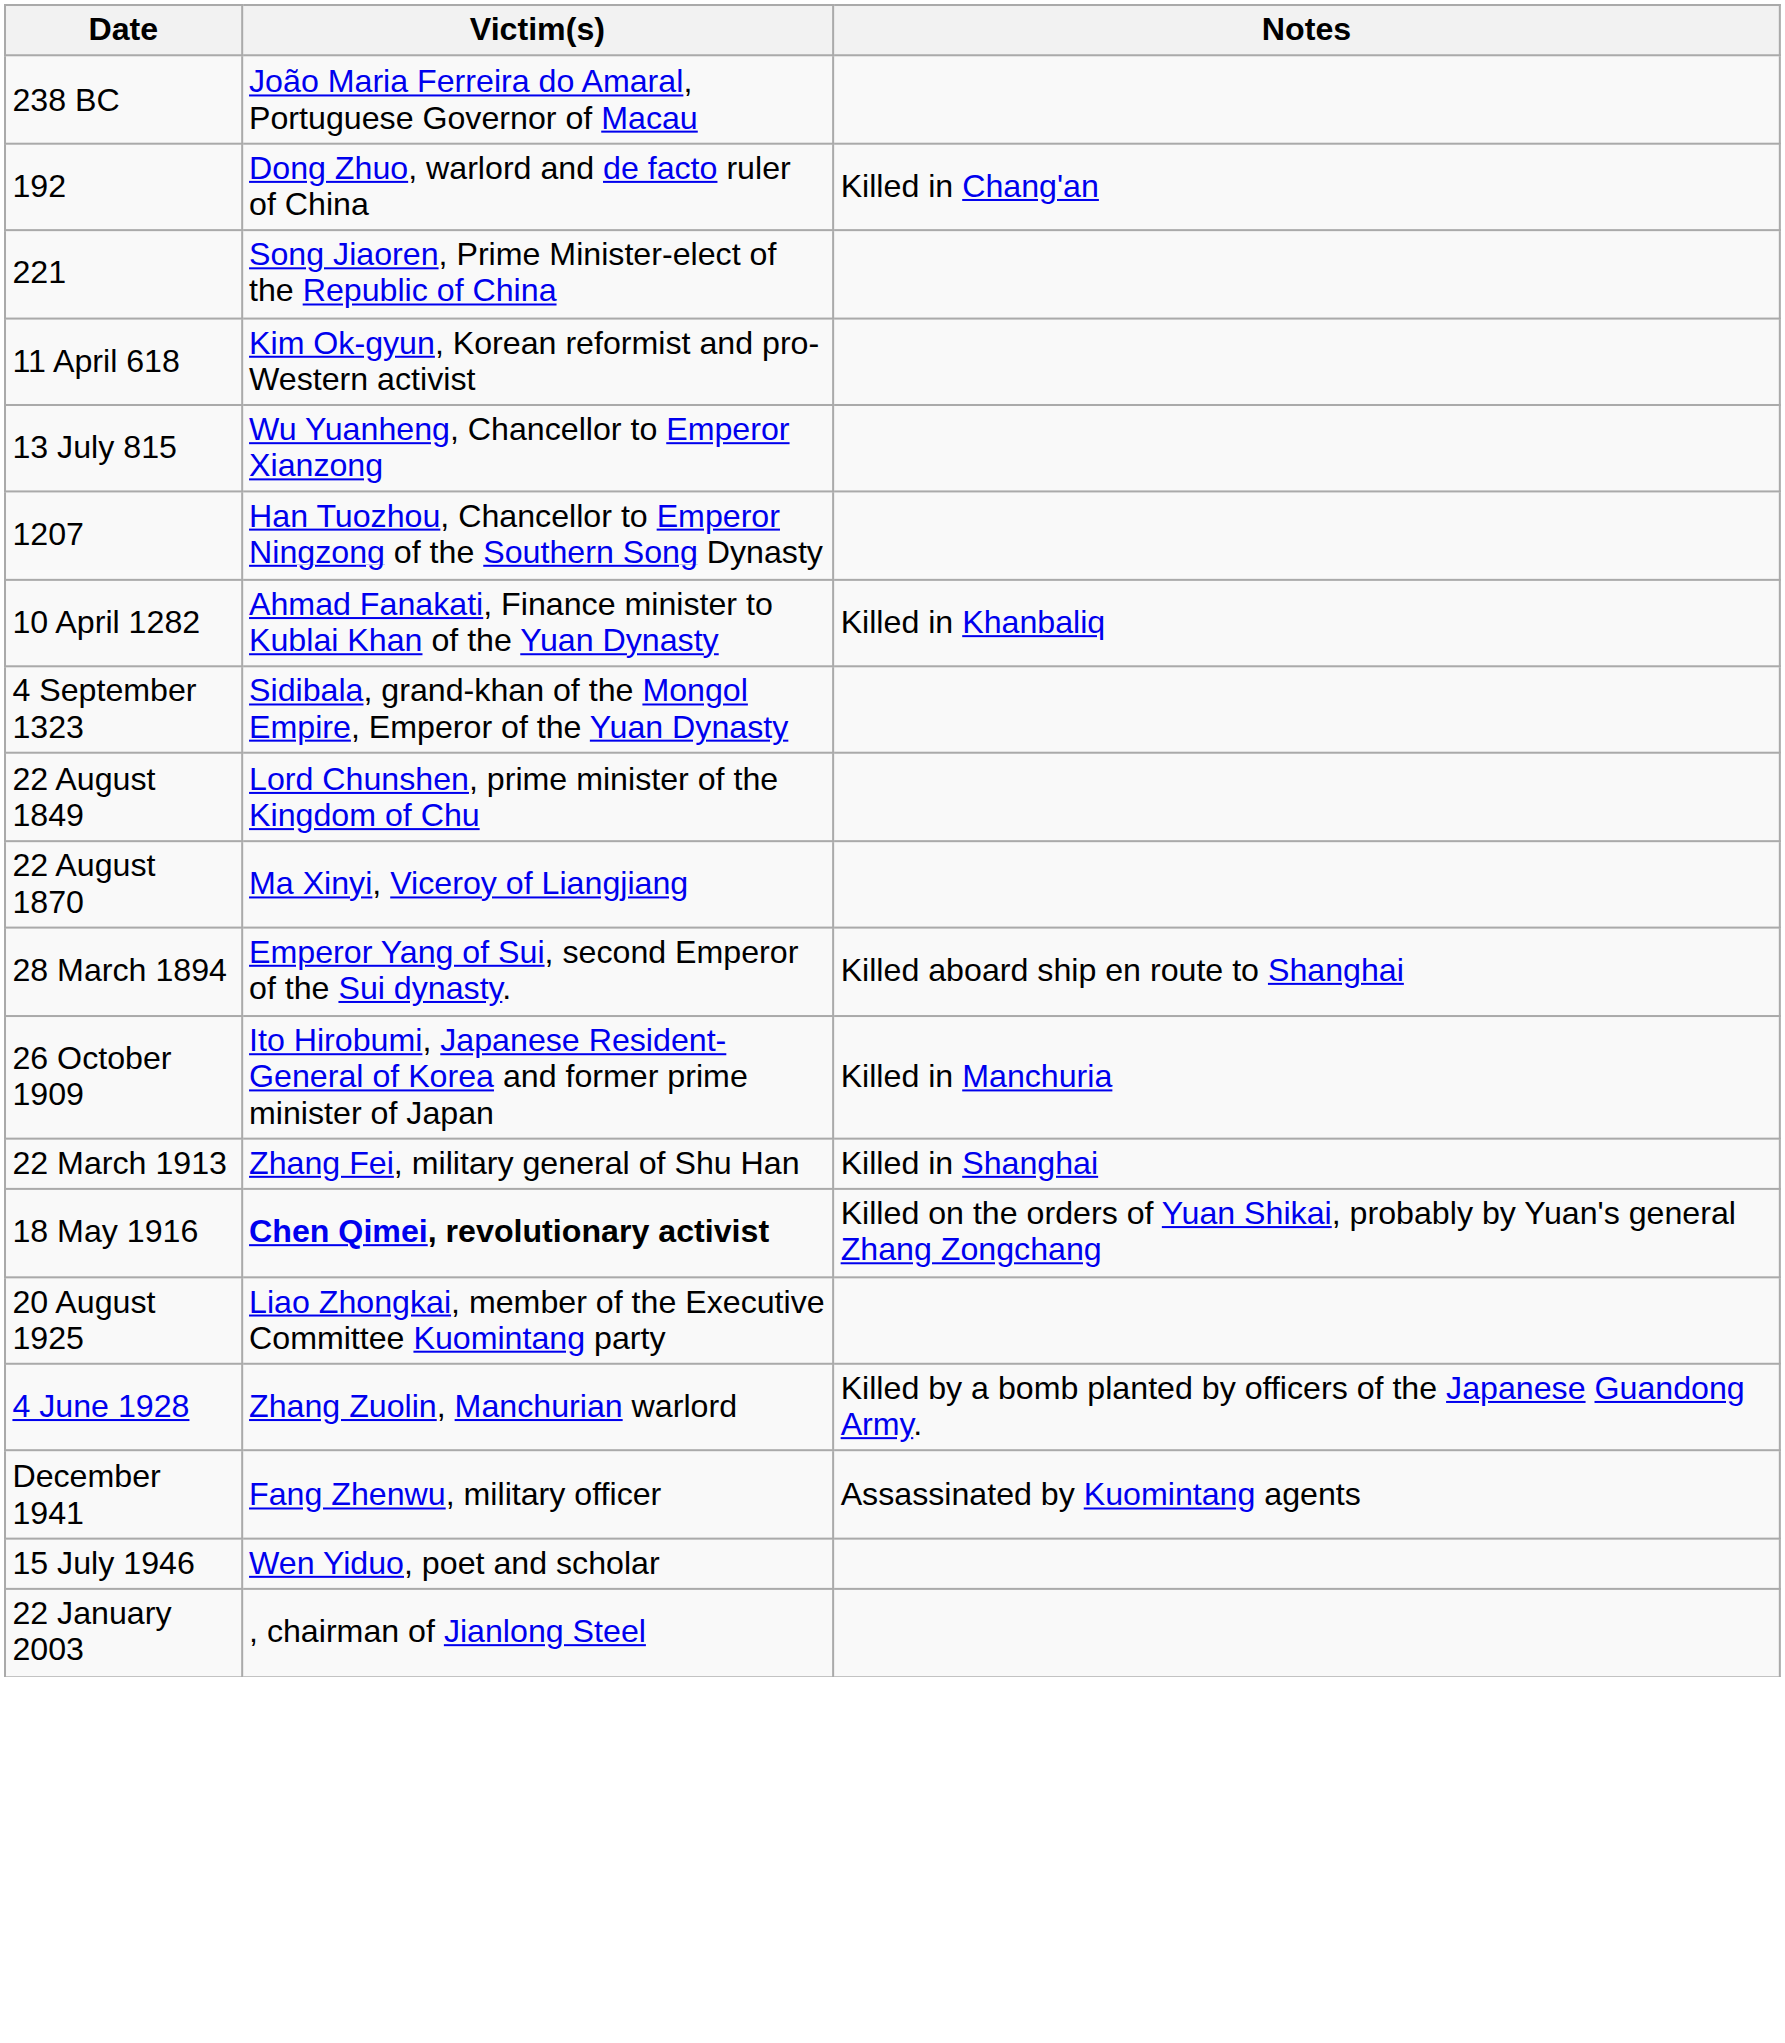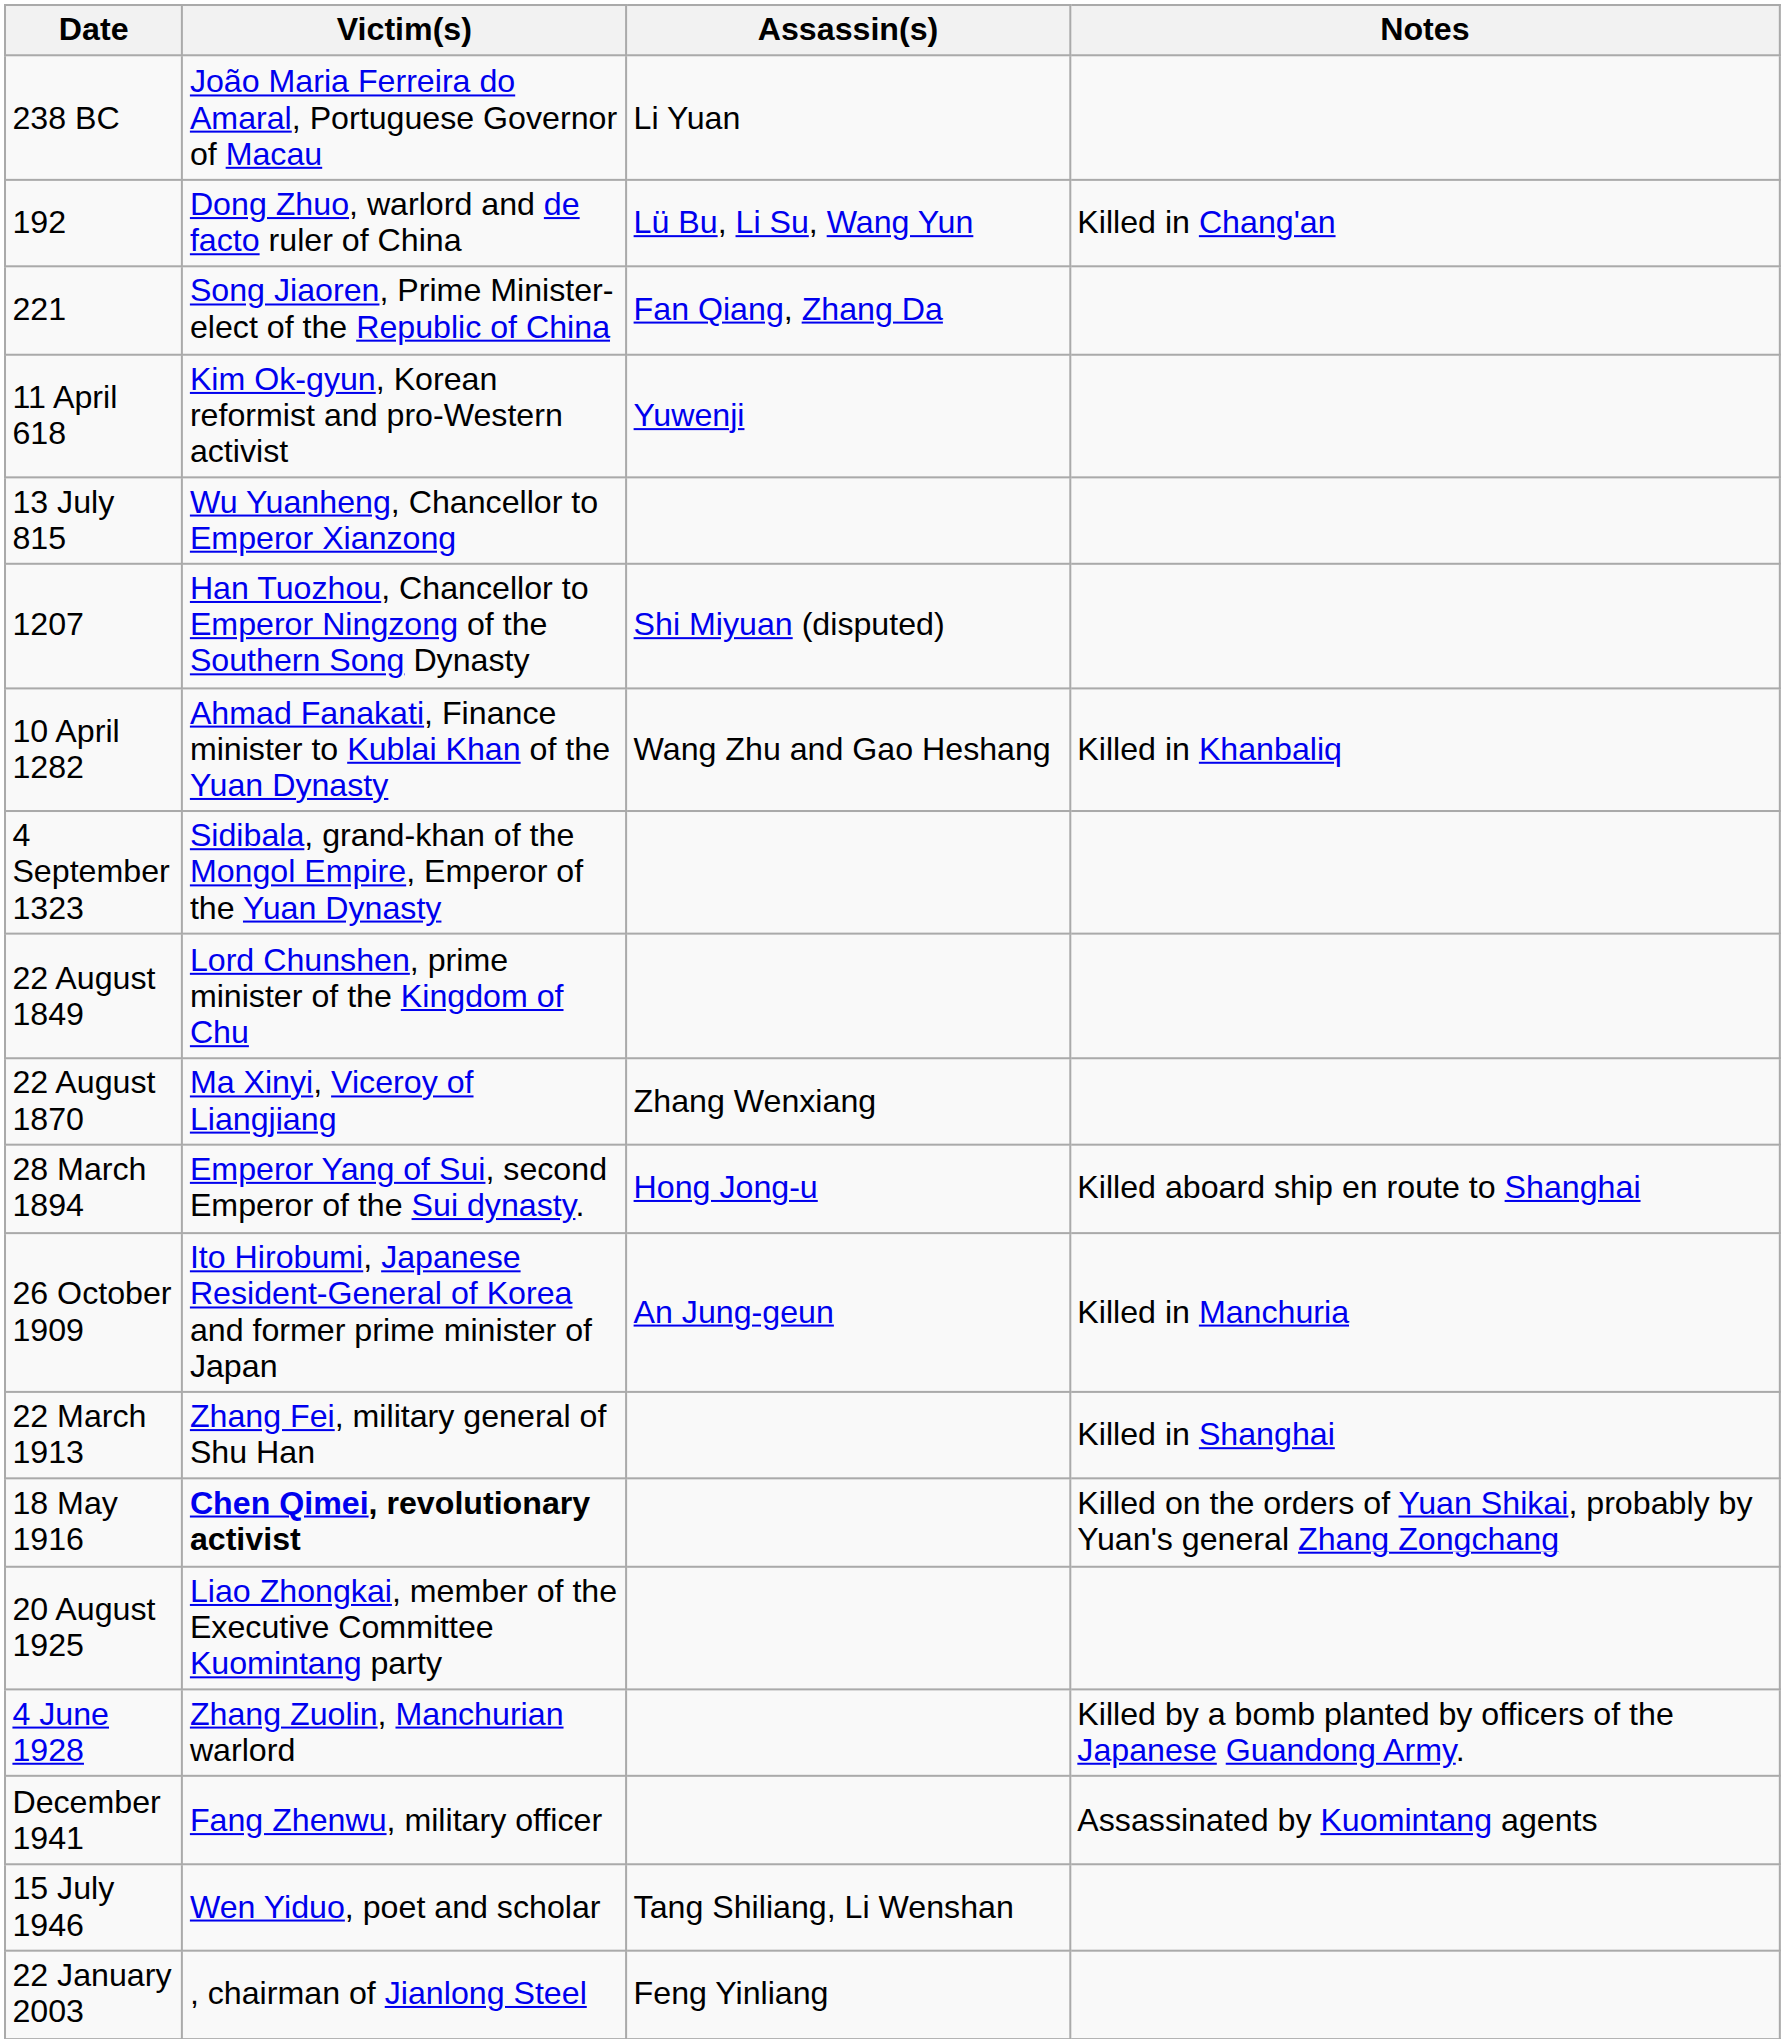+ column: (848, 30)
